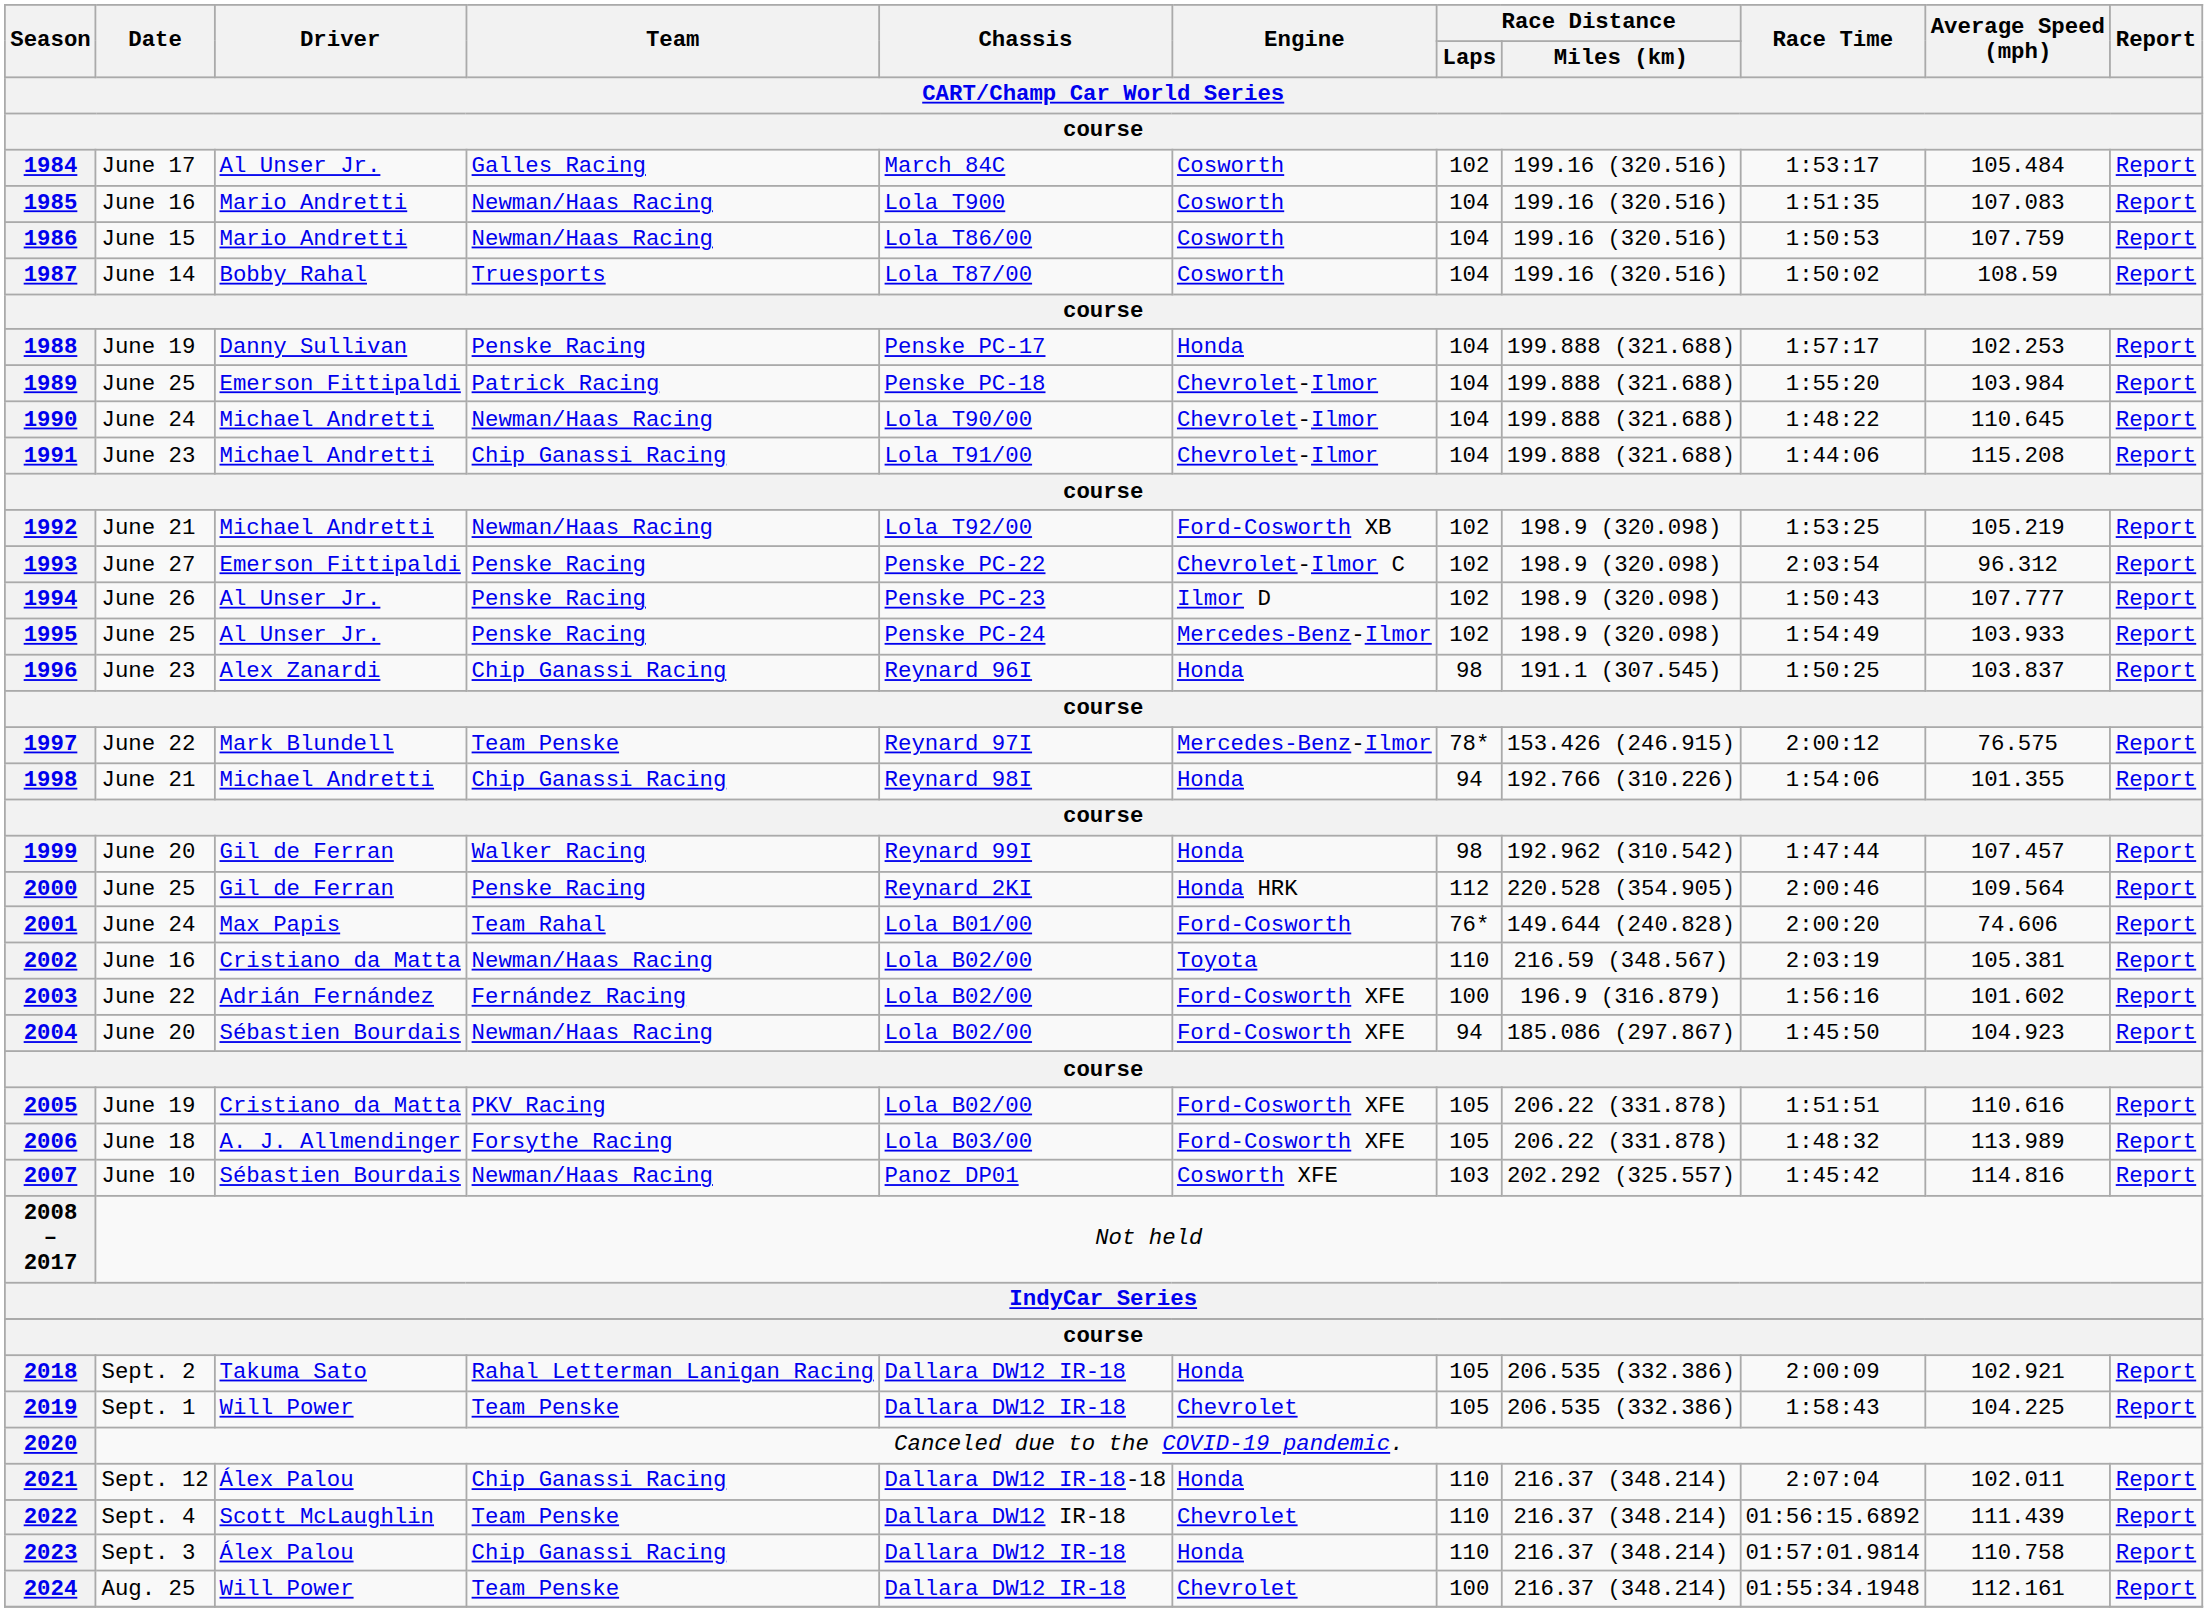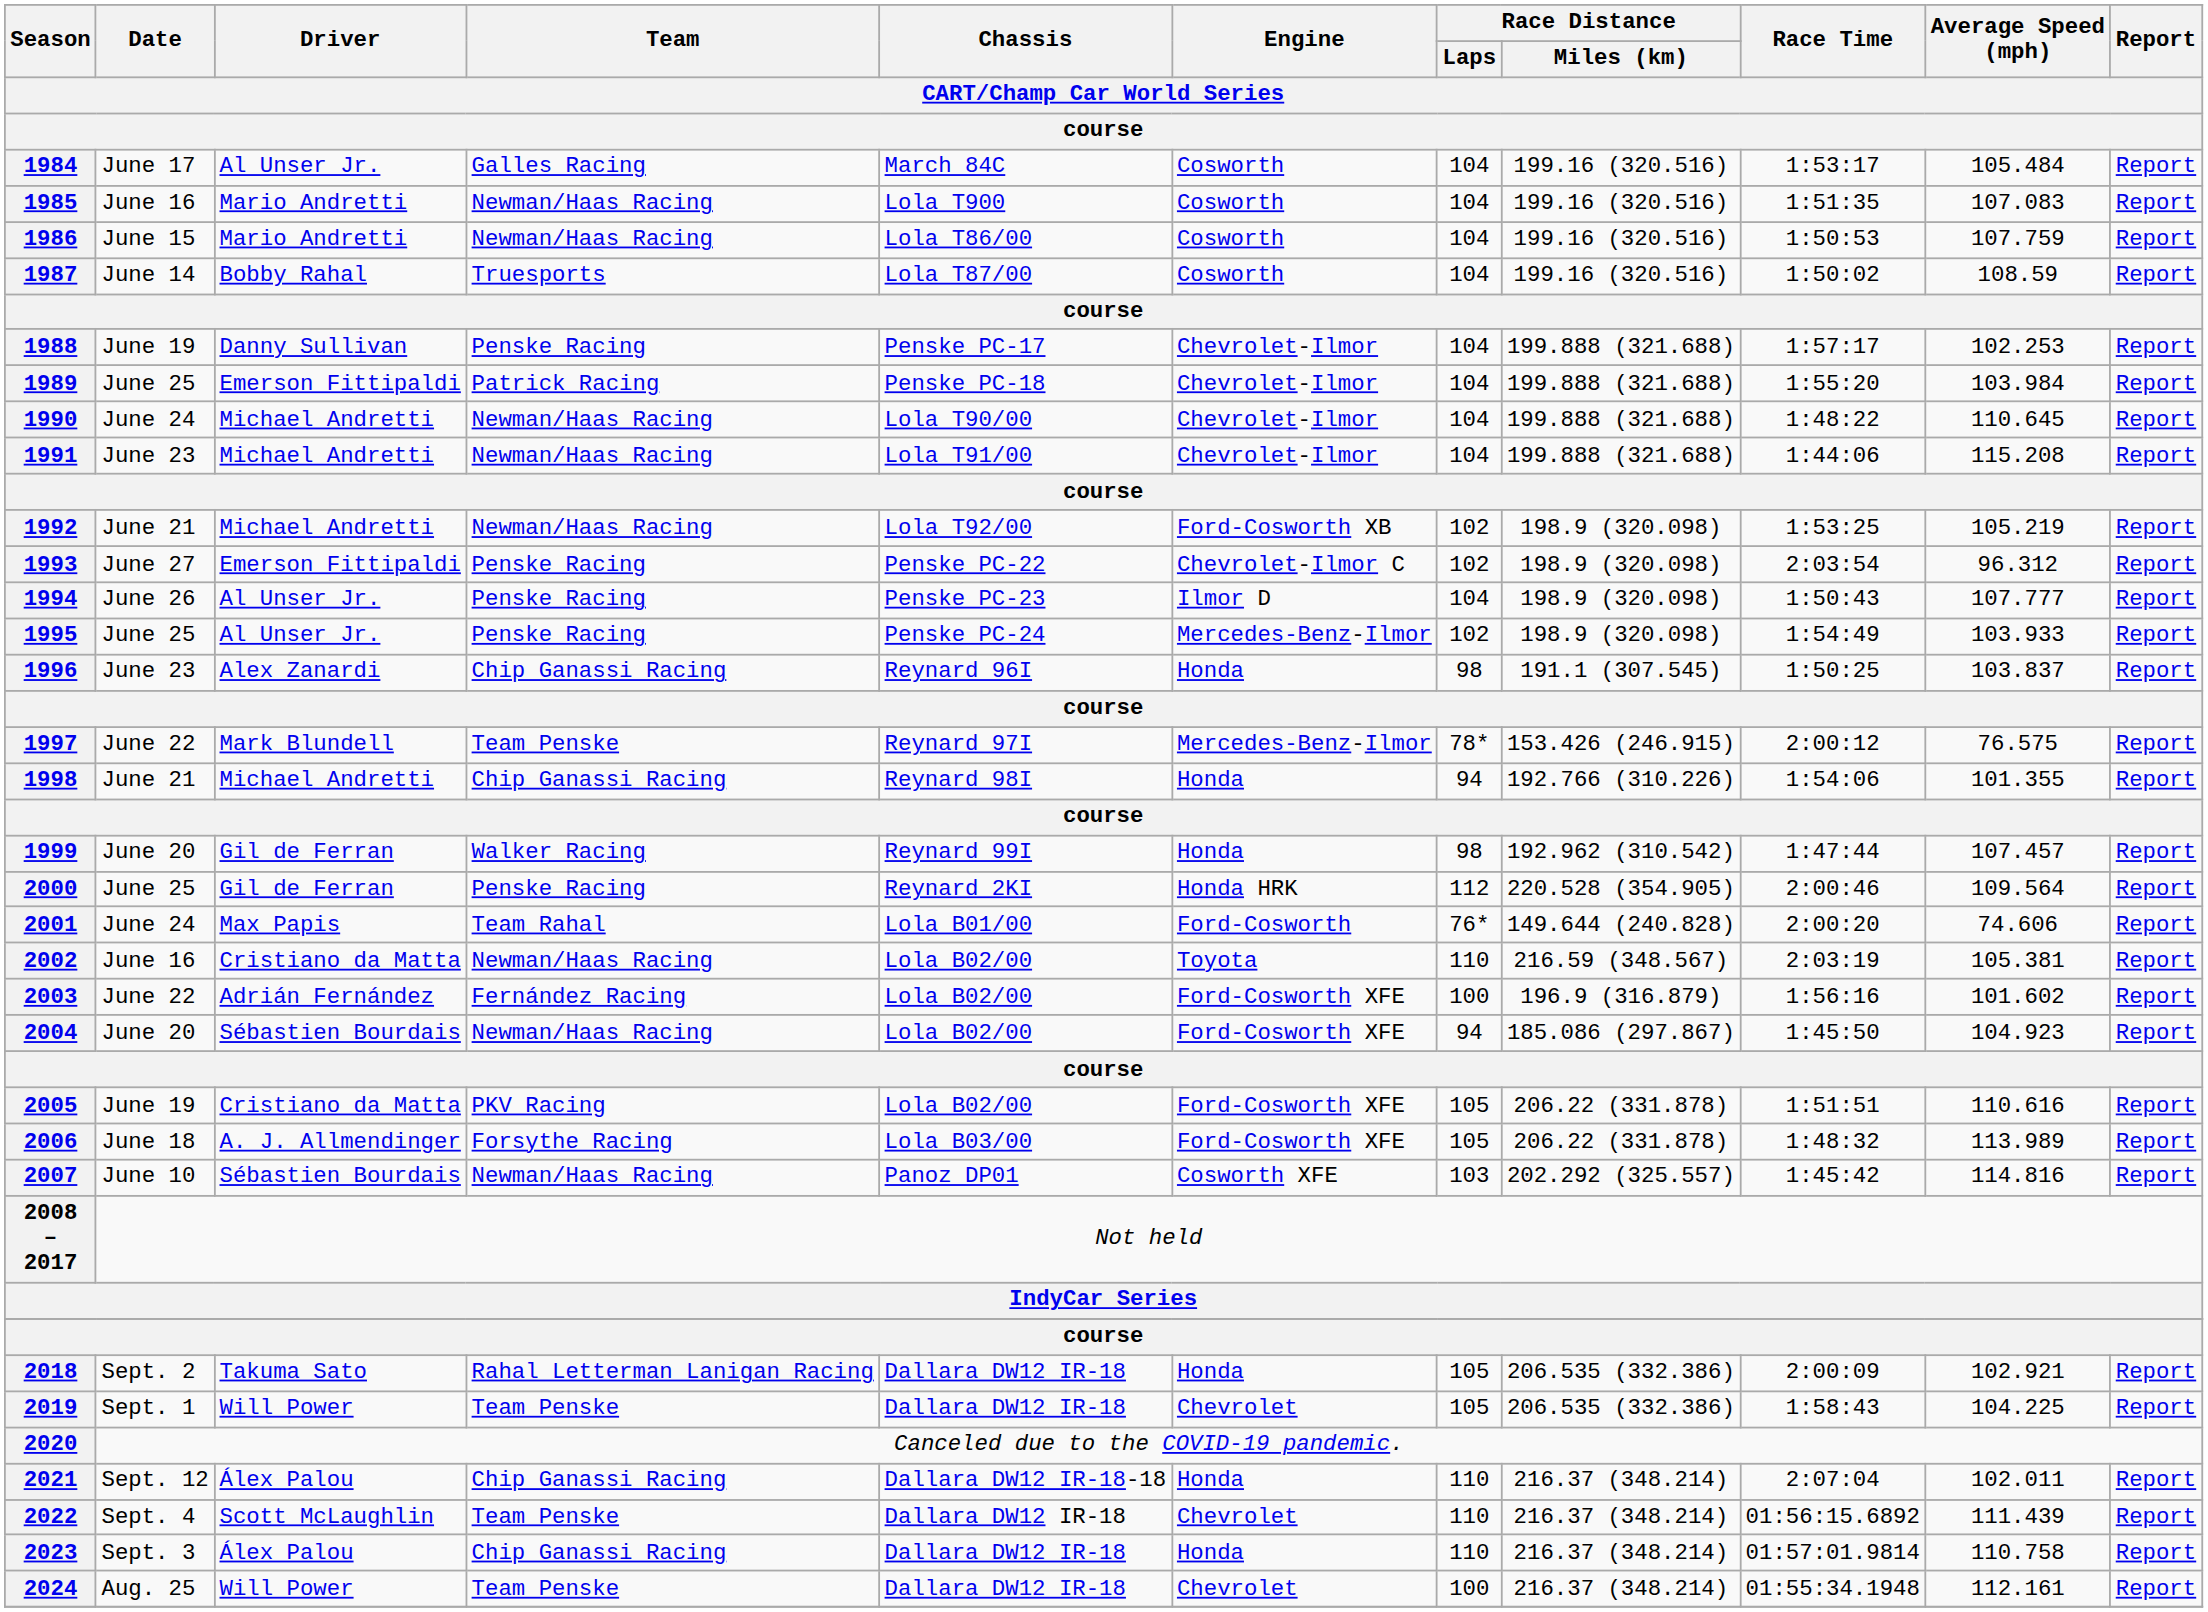(1469, 168) 102 -> (1469, 168) 104
(1210, 348) Honda -> (1278, 348) Chevrolet-Ilmor
(599, 456) Chip Ganassi Racing -> (592, 456) Newman/Haas Racing
(1469, 601) 102 -> (1469, 601) 104
